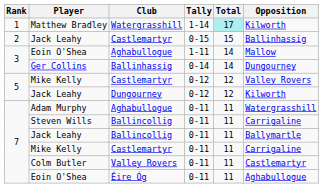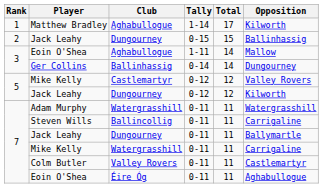(147, 25) Watergrasshill -> (142, 25) Aghabullogue
(228, 25) paleturquoise background -> (228, 25) no background
(142, 39) Castlemartyr -> (136, 39) Dungourney
(142, 108) Aghabullogue -> (147, 108) Watergrasshill
(142, 135) Ballincollig -> (136, 135) Dungourney
(142, 149) Castlemartyr -> (147, 149) Watergrasshill
